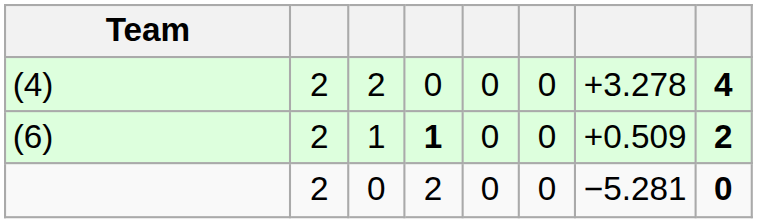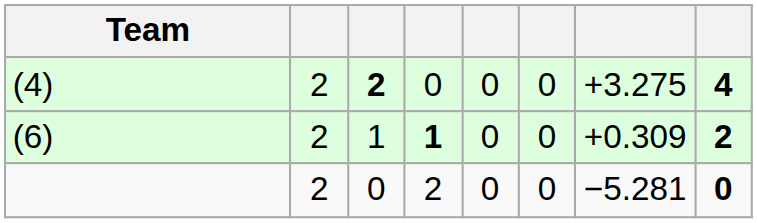(376, 83) normal -> (376, 83) bold
(635, 83) +3.278 -> (635, 83) +3.275
(635, 136) +0.509 -> (635, 136) +0.309
